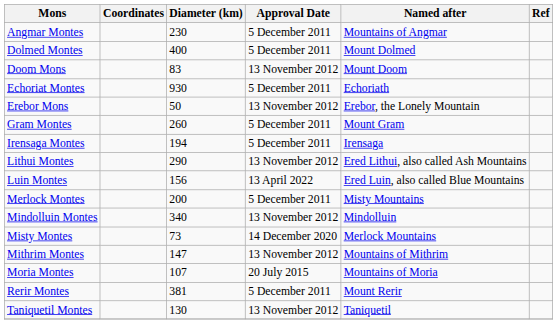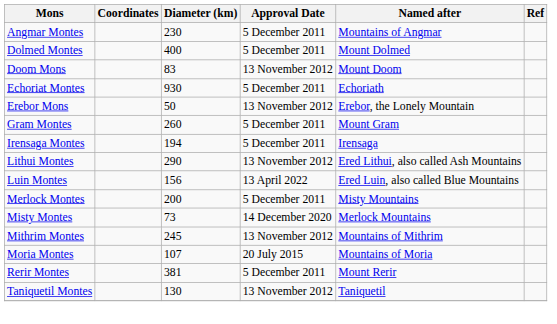- row: (52, 217)
(178, 254) 147 -> (173, 236) 245
